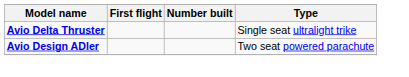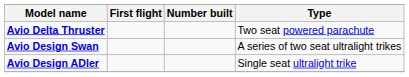(297, 30) Single seat ultralight trike -> (306, 30) Two seat powered parachute
+ row: (53, 47)
(306, 47) Two seat powered parachute -> (297, 64) Single seat ultralight trike
